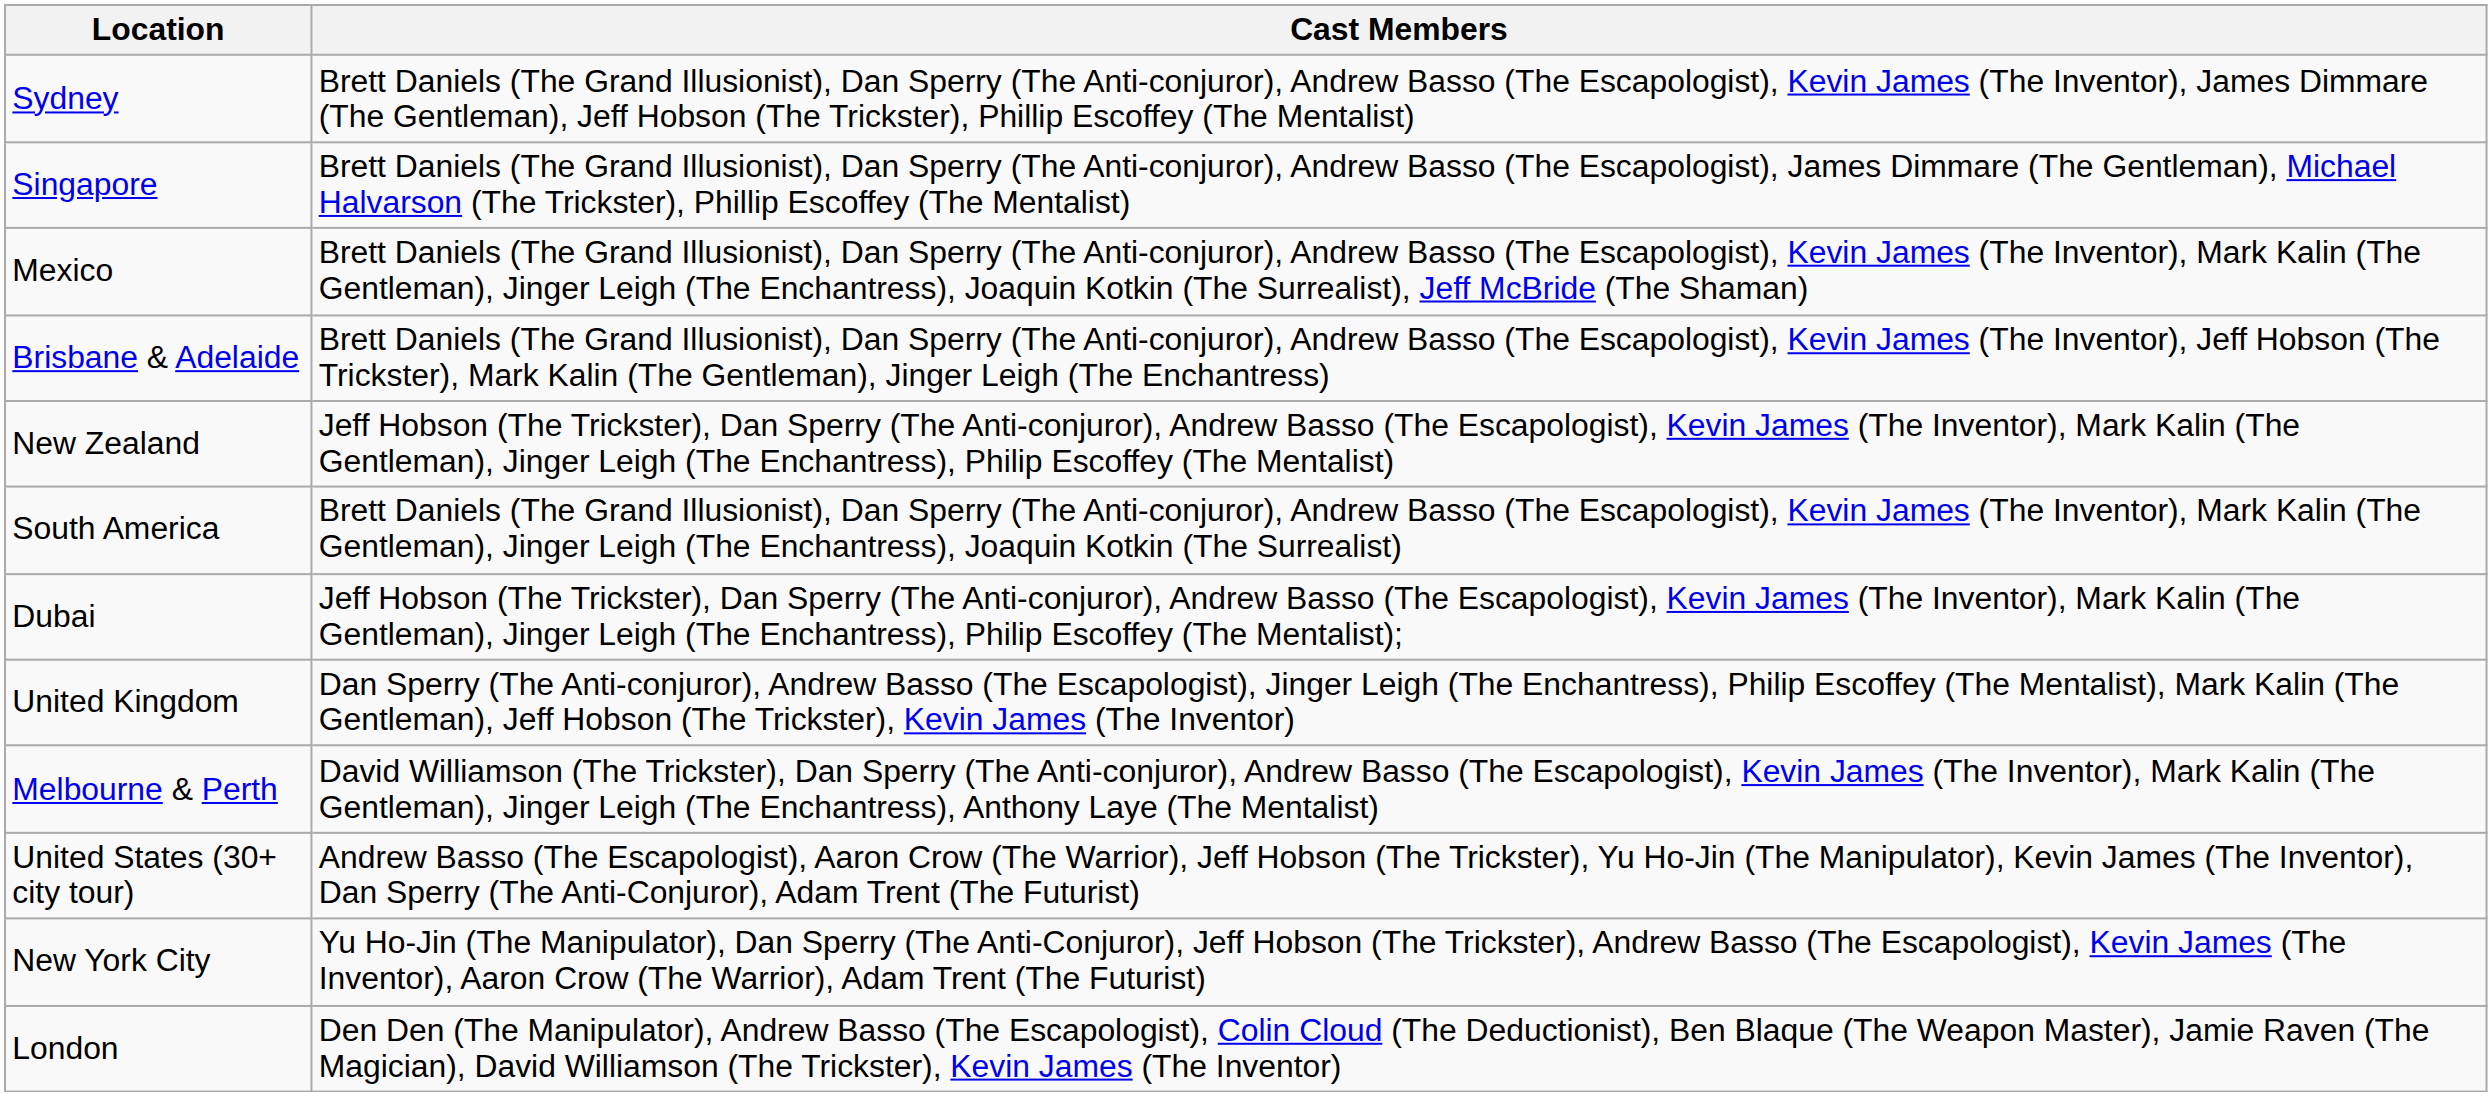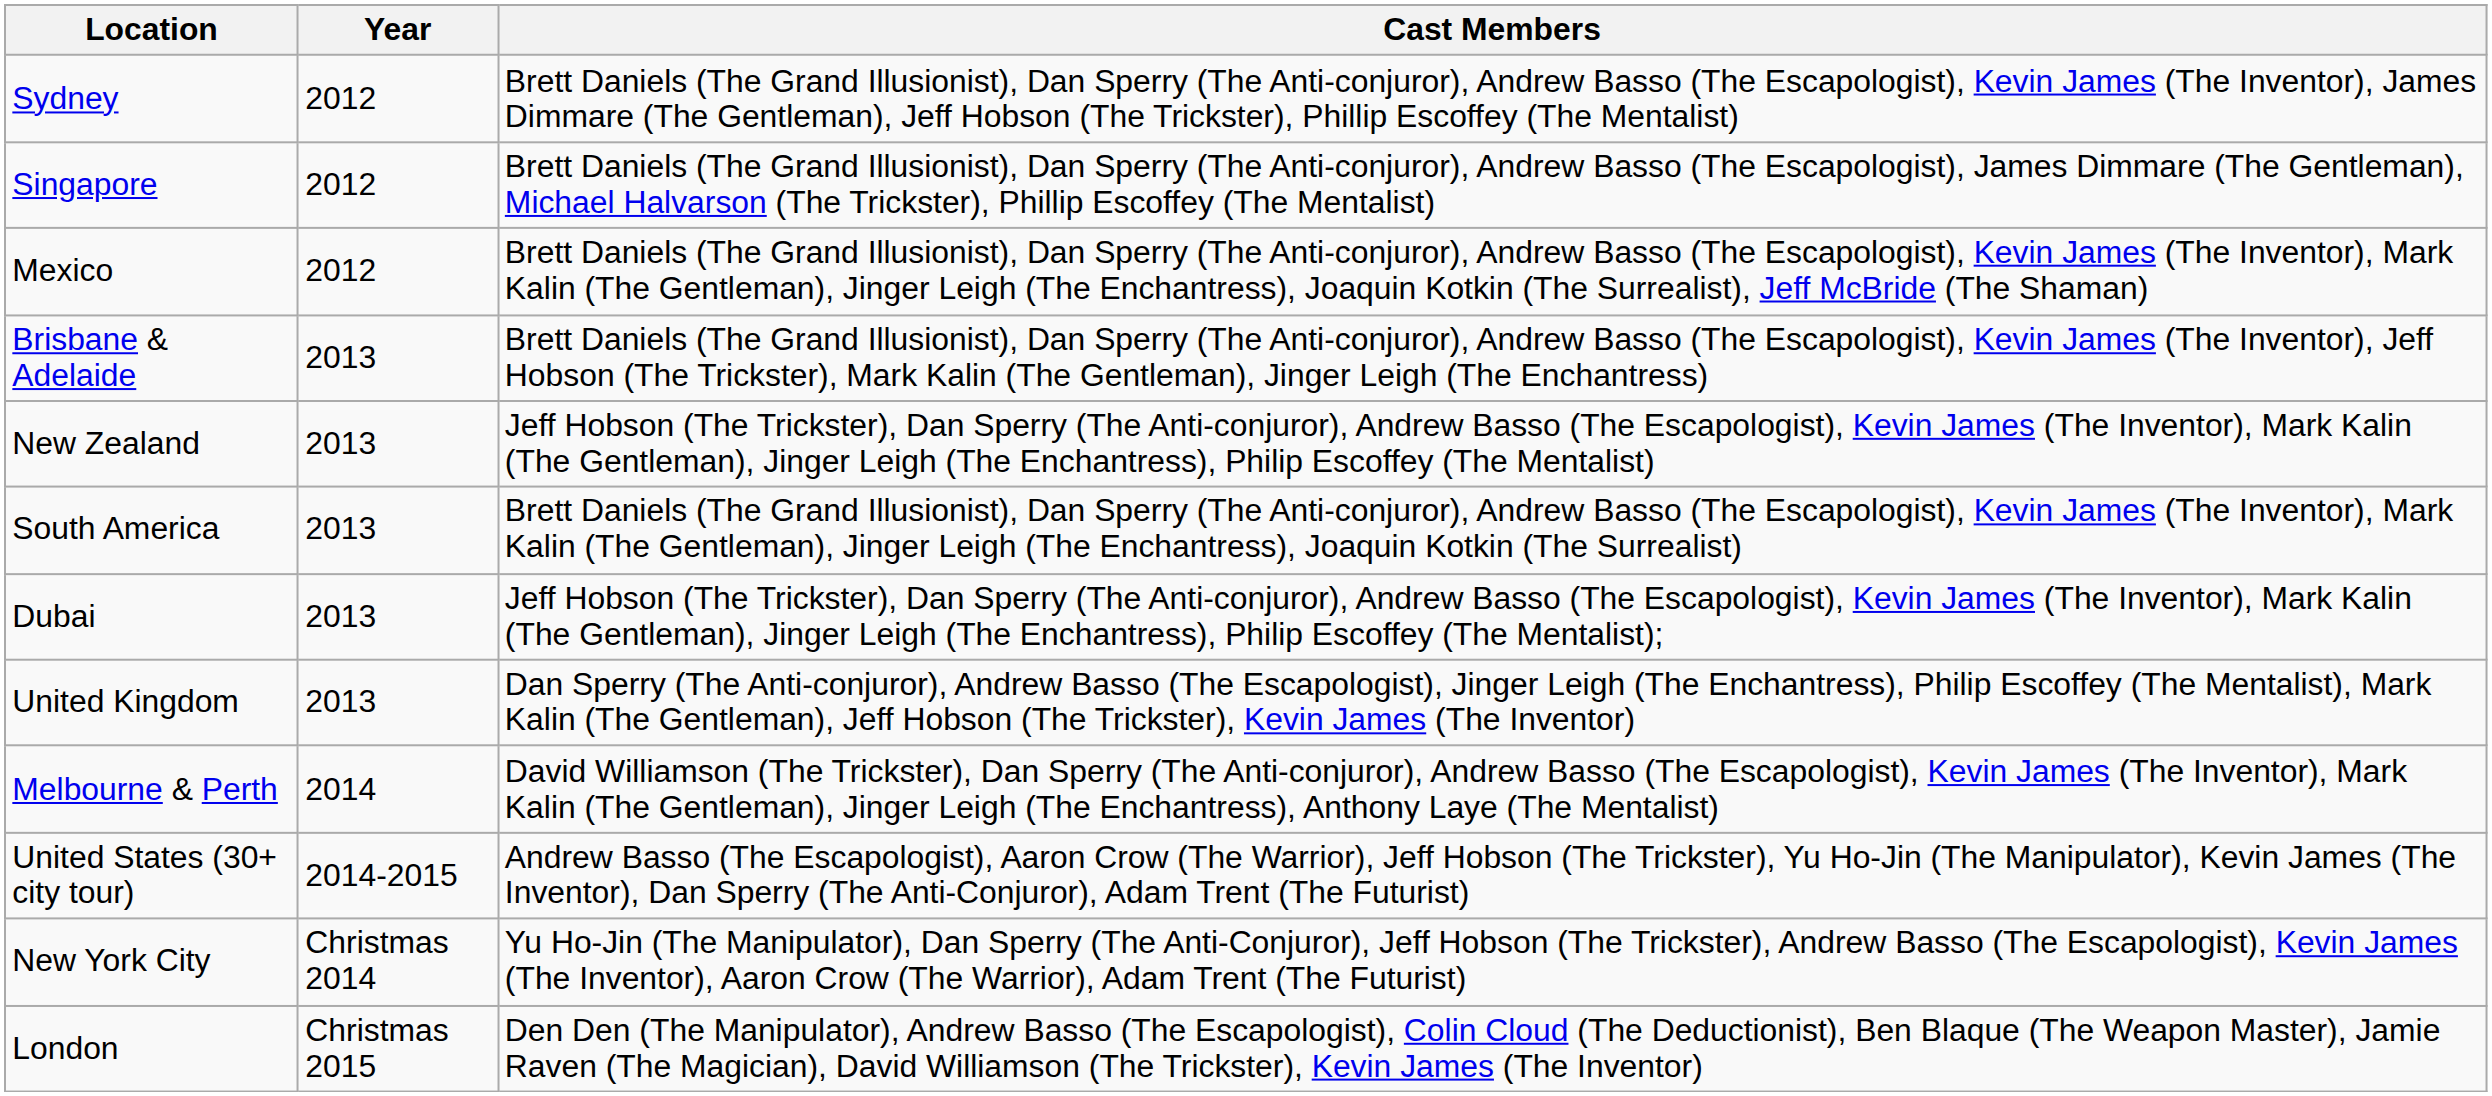+ column: (398, 29)
